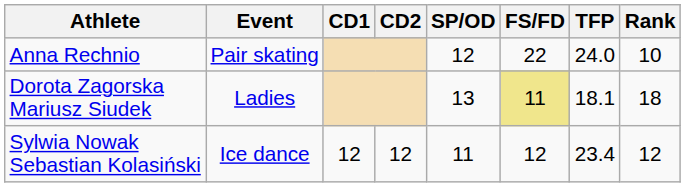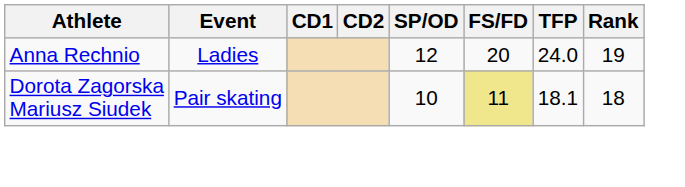(265, 54) Pair skating -> (228, 54) Ladies
(535, 54) 22 -> (498, 54) 20
(650, 54) 10 -> (613, 54) 19
(265, 99) Ladies -> (228, 99) Pair skating
(463, 99) 13 -> (426, 99) 10
- row: (105, 154)
